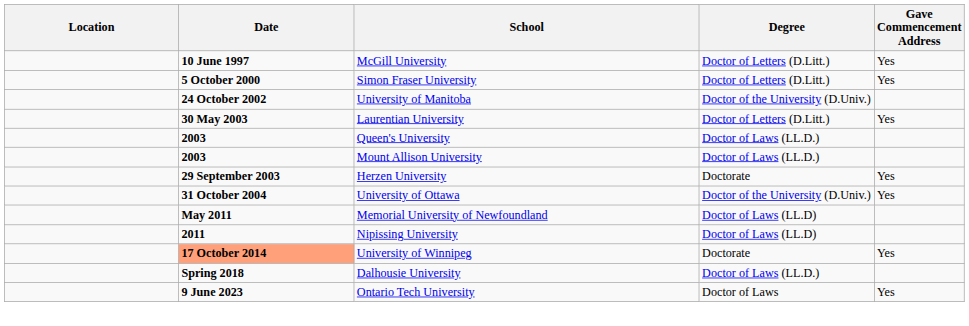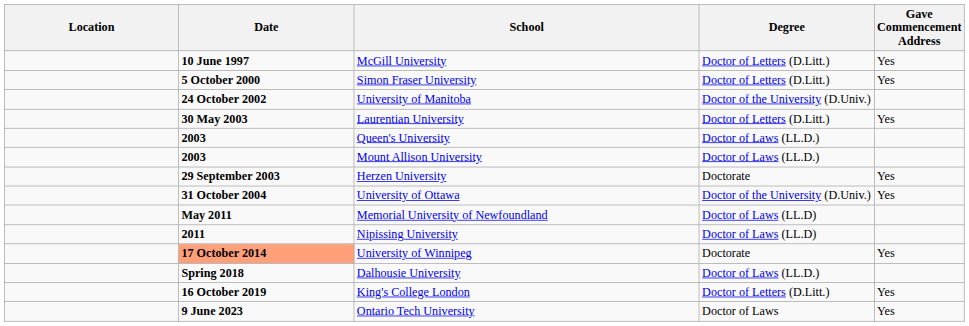+ row: (413, 292)
